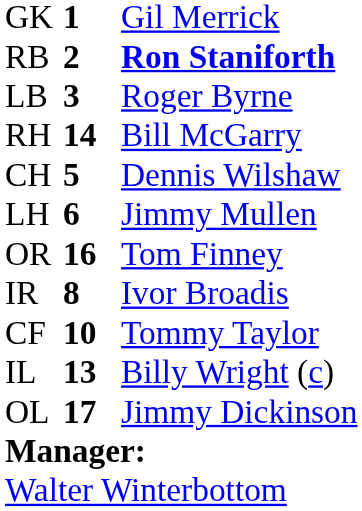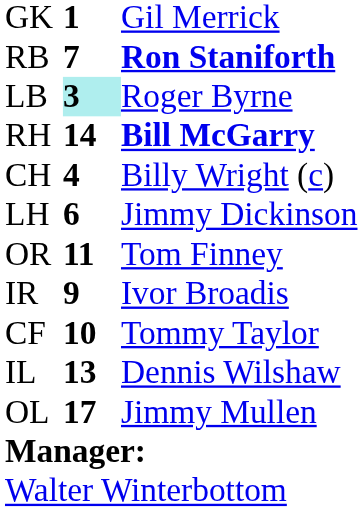(71, 56) 2 -> (71, 56) 7
(71, 95) no background -> (71, 95) paleturquoise background
(211, 135) normal -> (218, 135) bold
(71, 174) 5 -> (71, 174) 4
(231, 174) Dennis Wilshaw -> (228, 174) Billy Wright (c)
(219, 214) Jimmy Mullen -> (239, 214) Jimmy Dickinson
(80, 253) 16 -> (79, 253) 11
(71, 293) 8 -> (71, 293) 9
(228, 372) Billy Wright (c) -> (231, 372) Dennis Wilshaw
(239, 411) Jimmy Dickinson -> (219, 411) Jimmy Mullen
